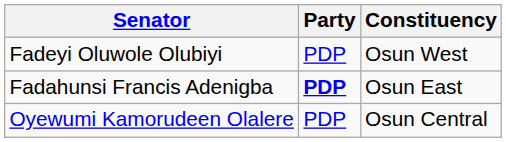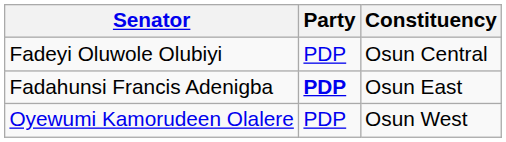(416, 53) Osun West -> (426, 53) Osun Central
(426, 119) Osun Central -> (416, 119) Osun West
